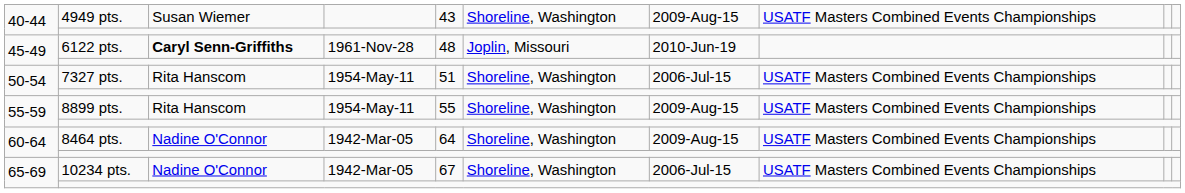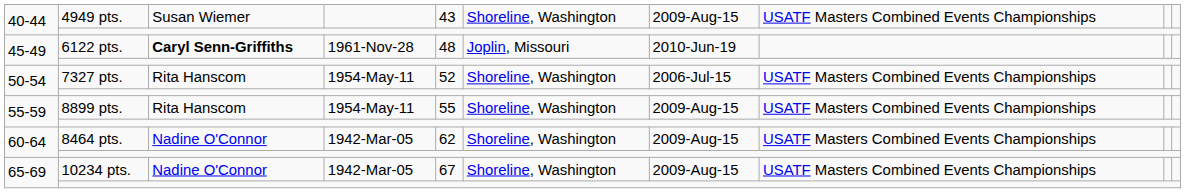(447, 77) 51 -> (447, 77) 52
(447, 138) 64 -> (447, 138) 62
(692, 169) 2006-Jul-15 -> (695, 169) 2009-Aug-15
